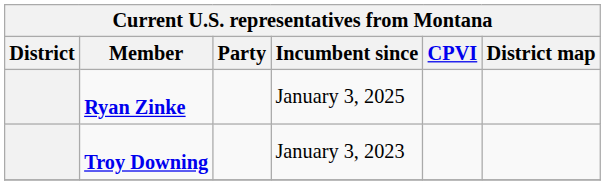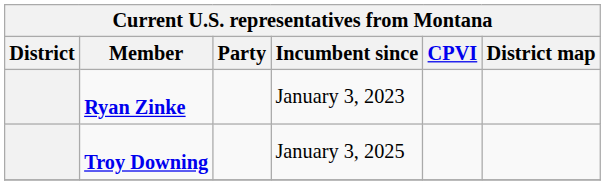(340, 96) January 3, 2025 -> (340, 96) January 3, 2023
(340, 151) January 3, 2023 -> (340, 151) January 3, 2025
